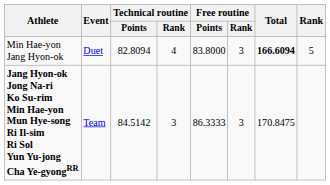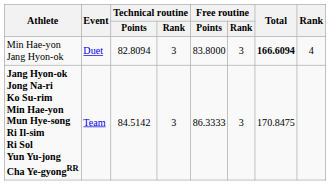(174, 51) 4 -> (174, 51) 3
(311, 51) 5 -> (311, 51) 4
